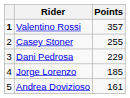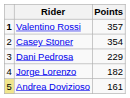(115, 42) 255 -> (115, 42) 354
(115, 72) 185 -> (115, 72) 182
(9, 87) no background -> (9, 87) khaki background
